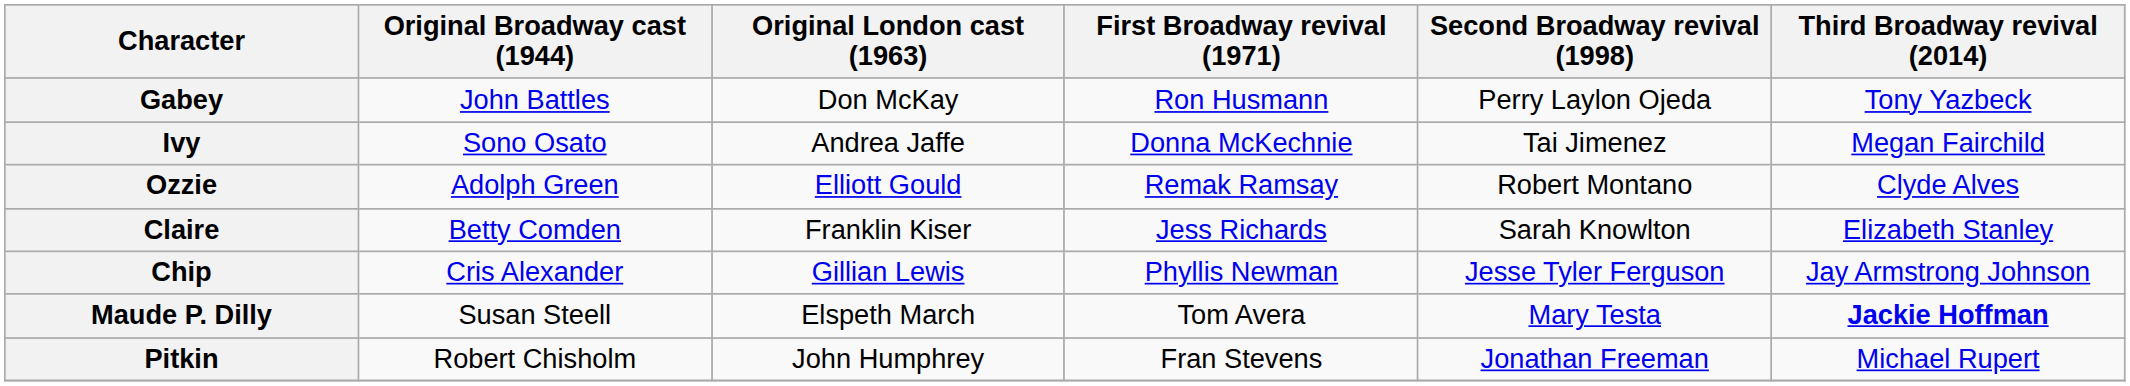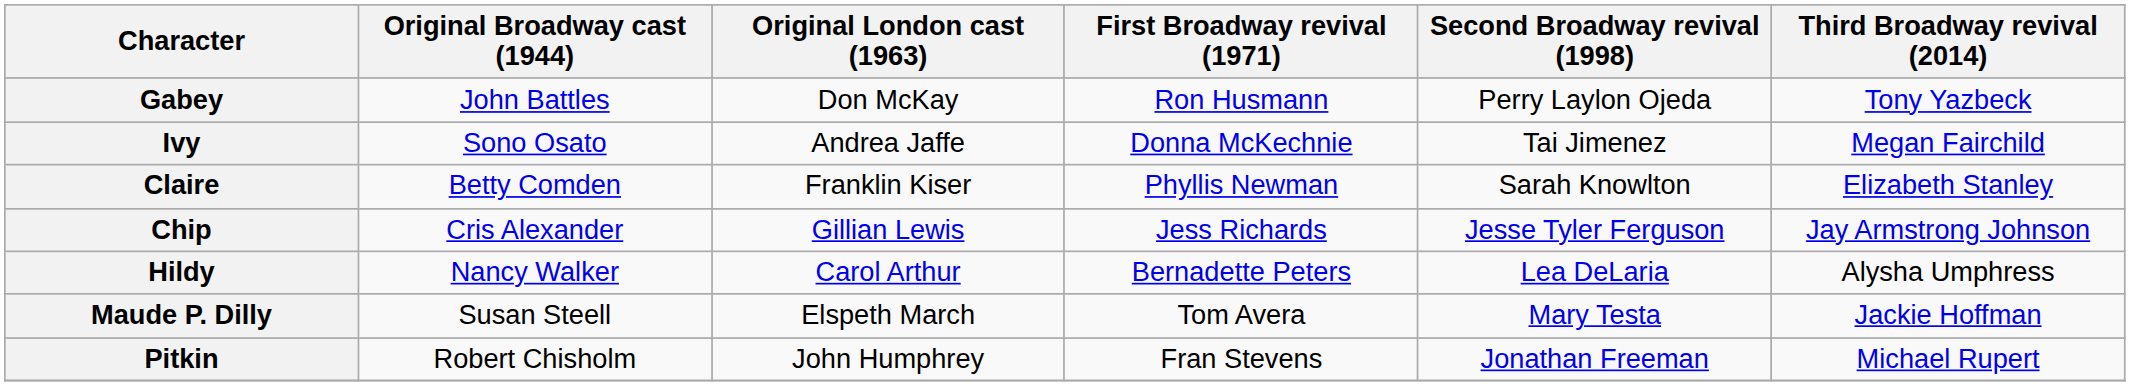- row: (182, 186)
(1241, 229) Jess Richards -> (1241, 186) Phyllis Newman
(1241, 272) Phyllis Newman -> (1241, 229) Jess Richards
+ row: (181, 272)
(1948, 315) bold -> (1948, 315) normal
